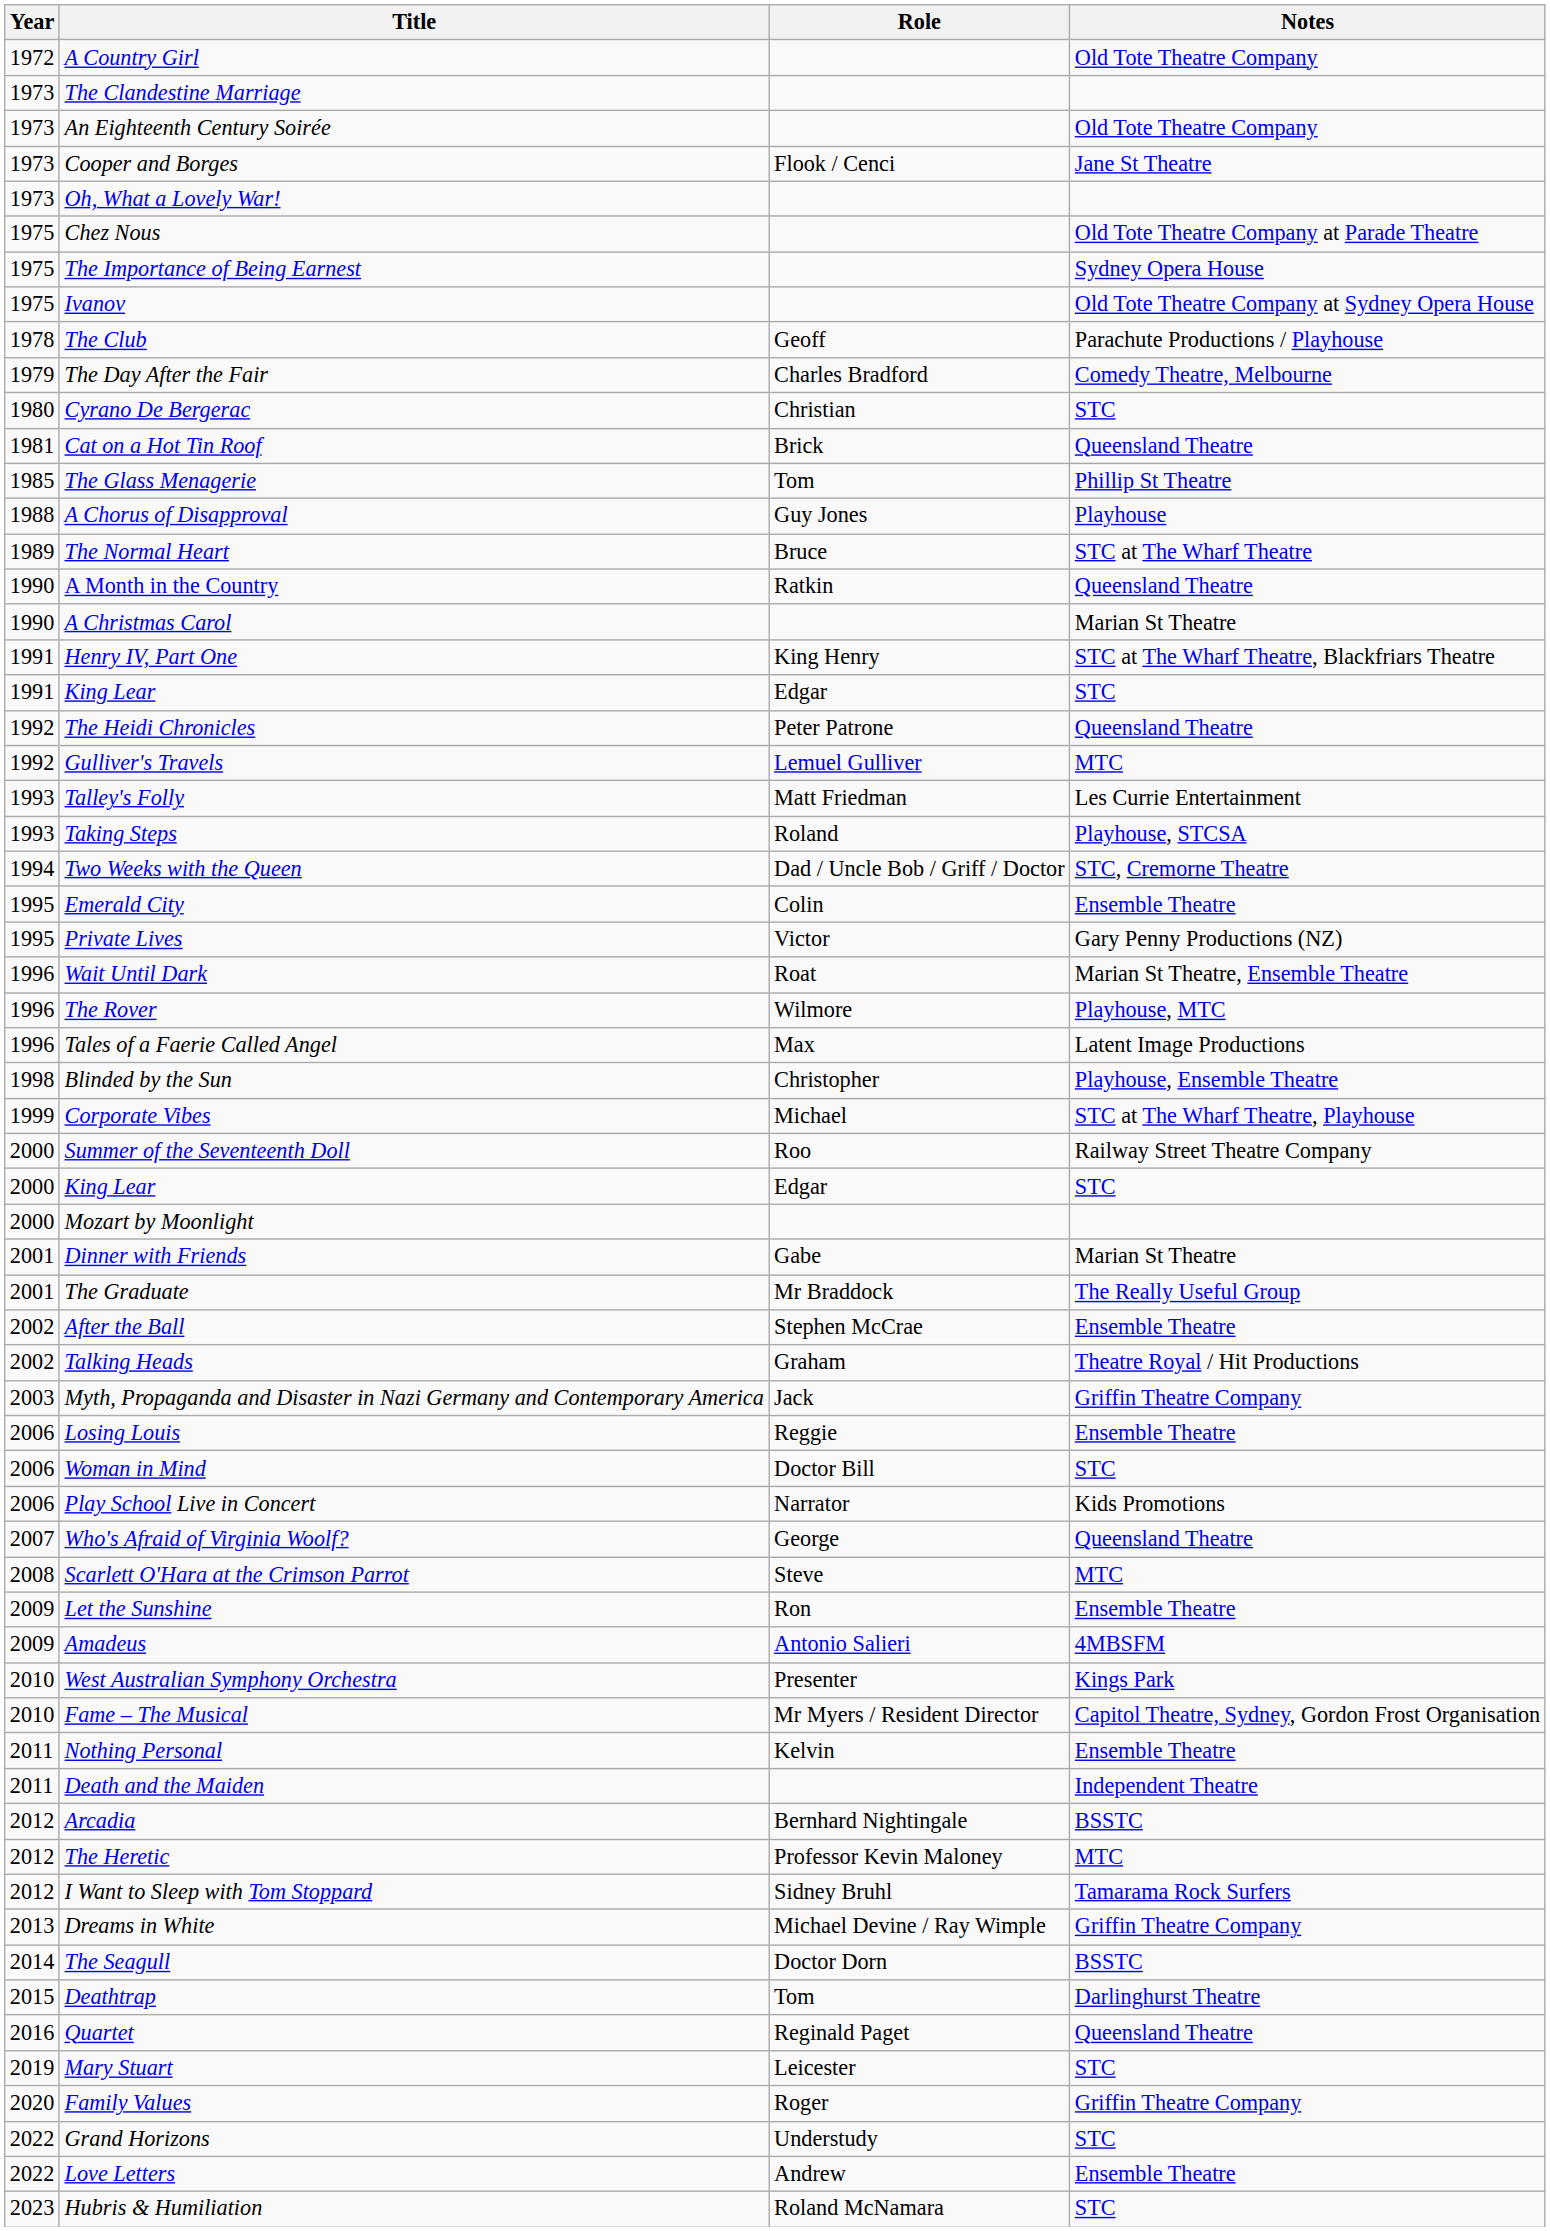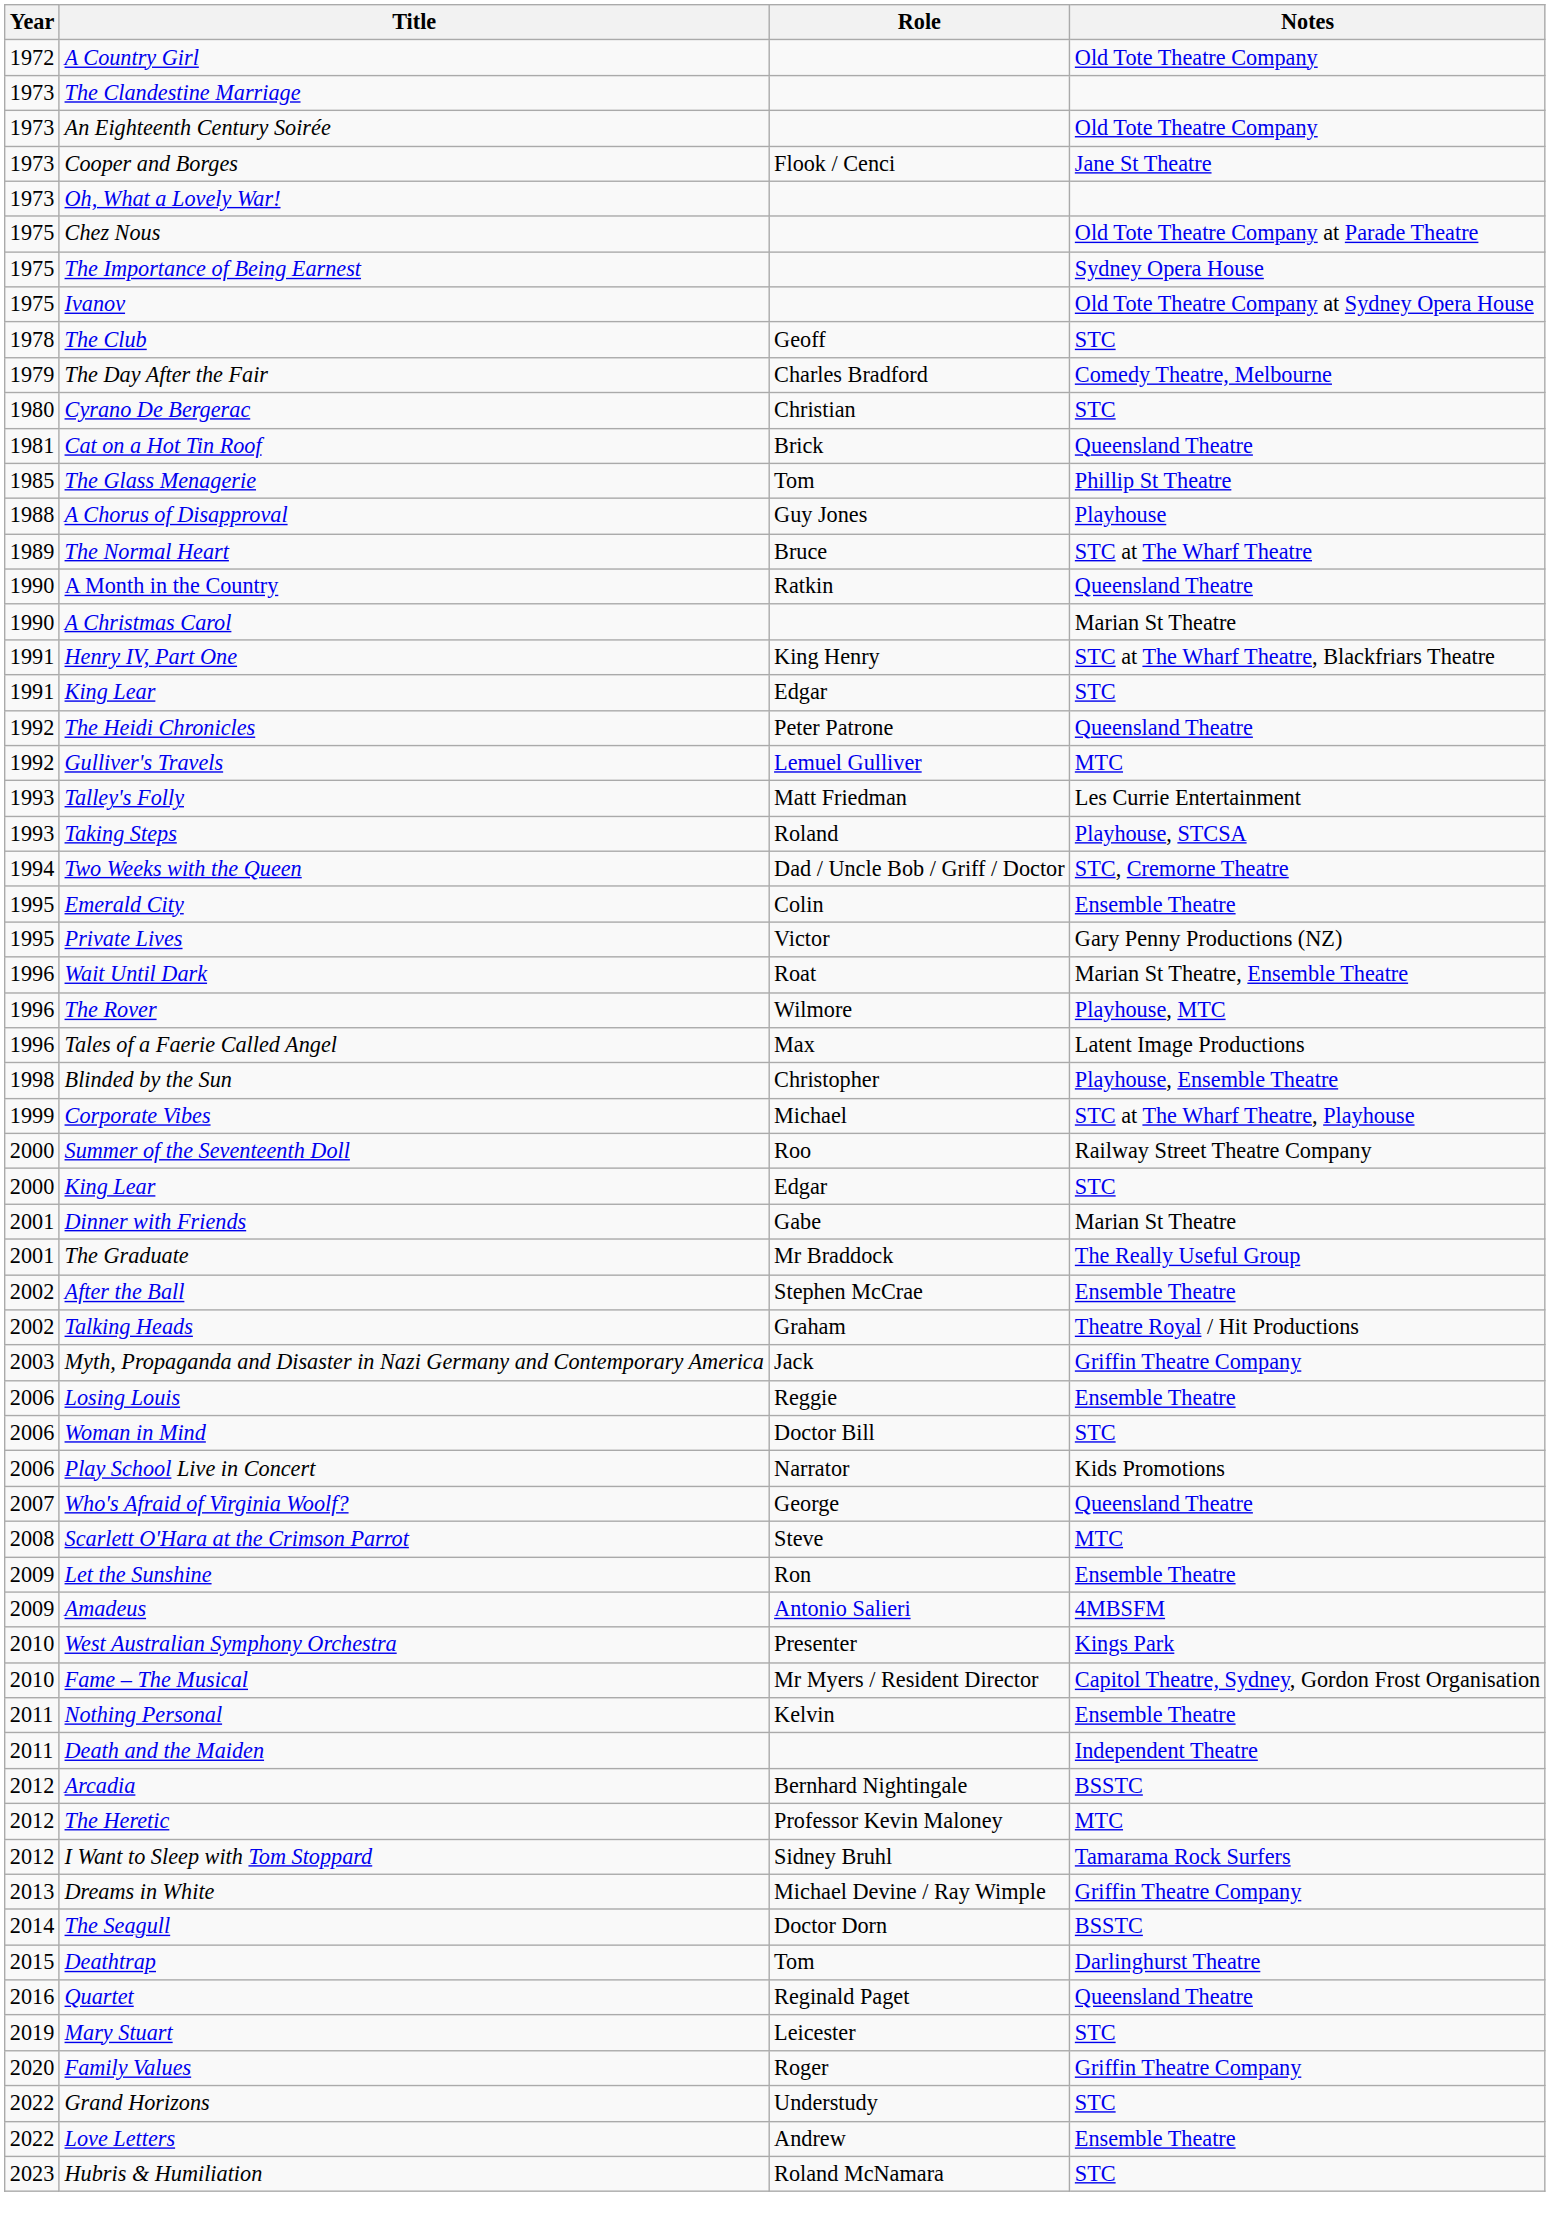(1229, 339) Parachute Productions / Playhouse -> (1095, 339) STC
- row: (32, 1221)
